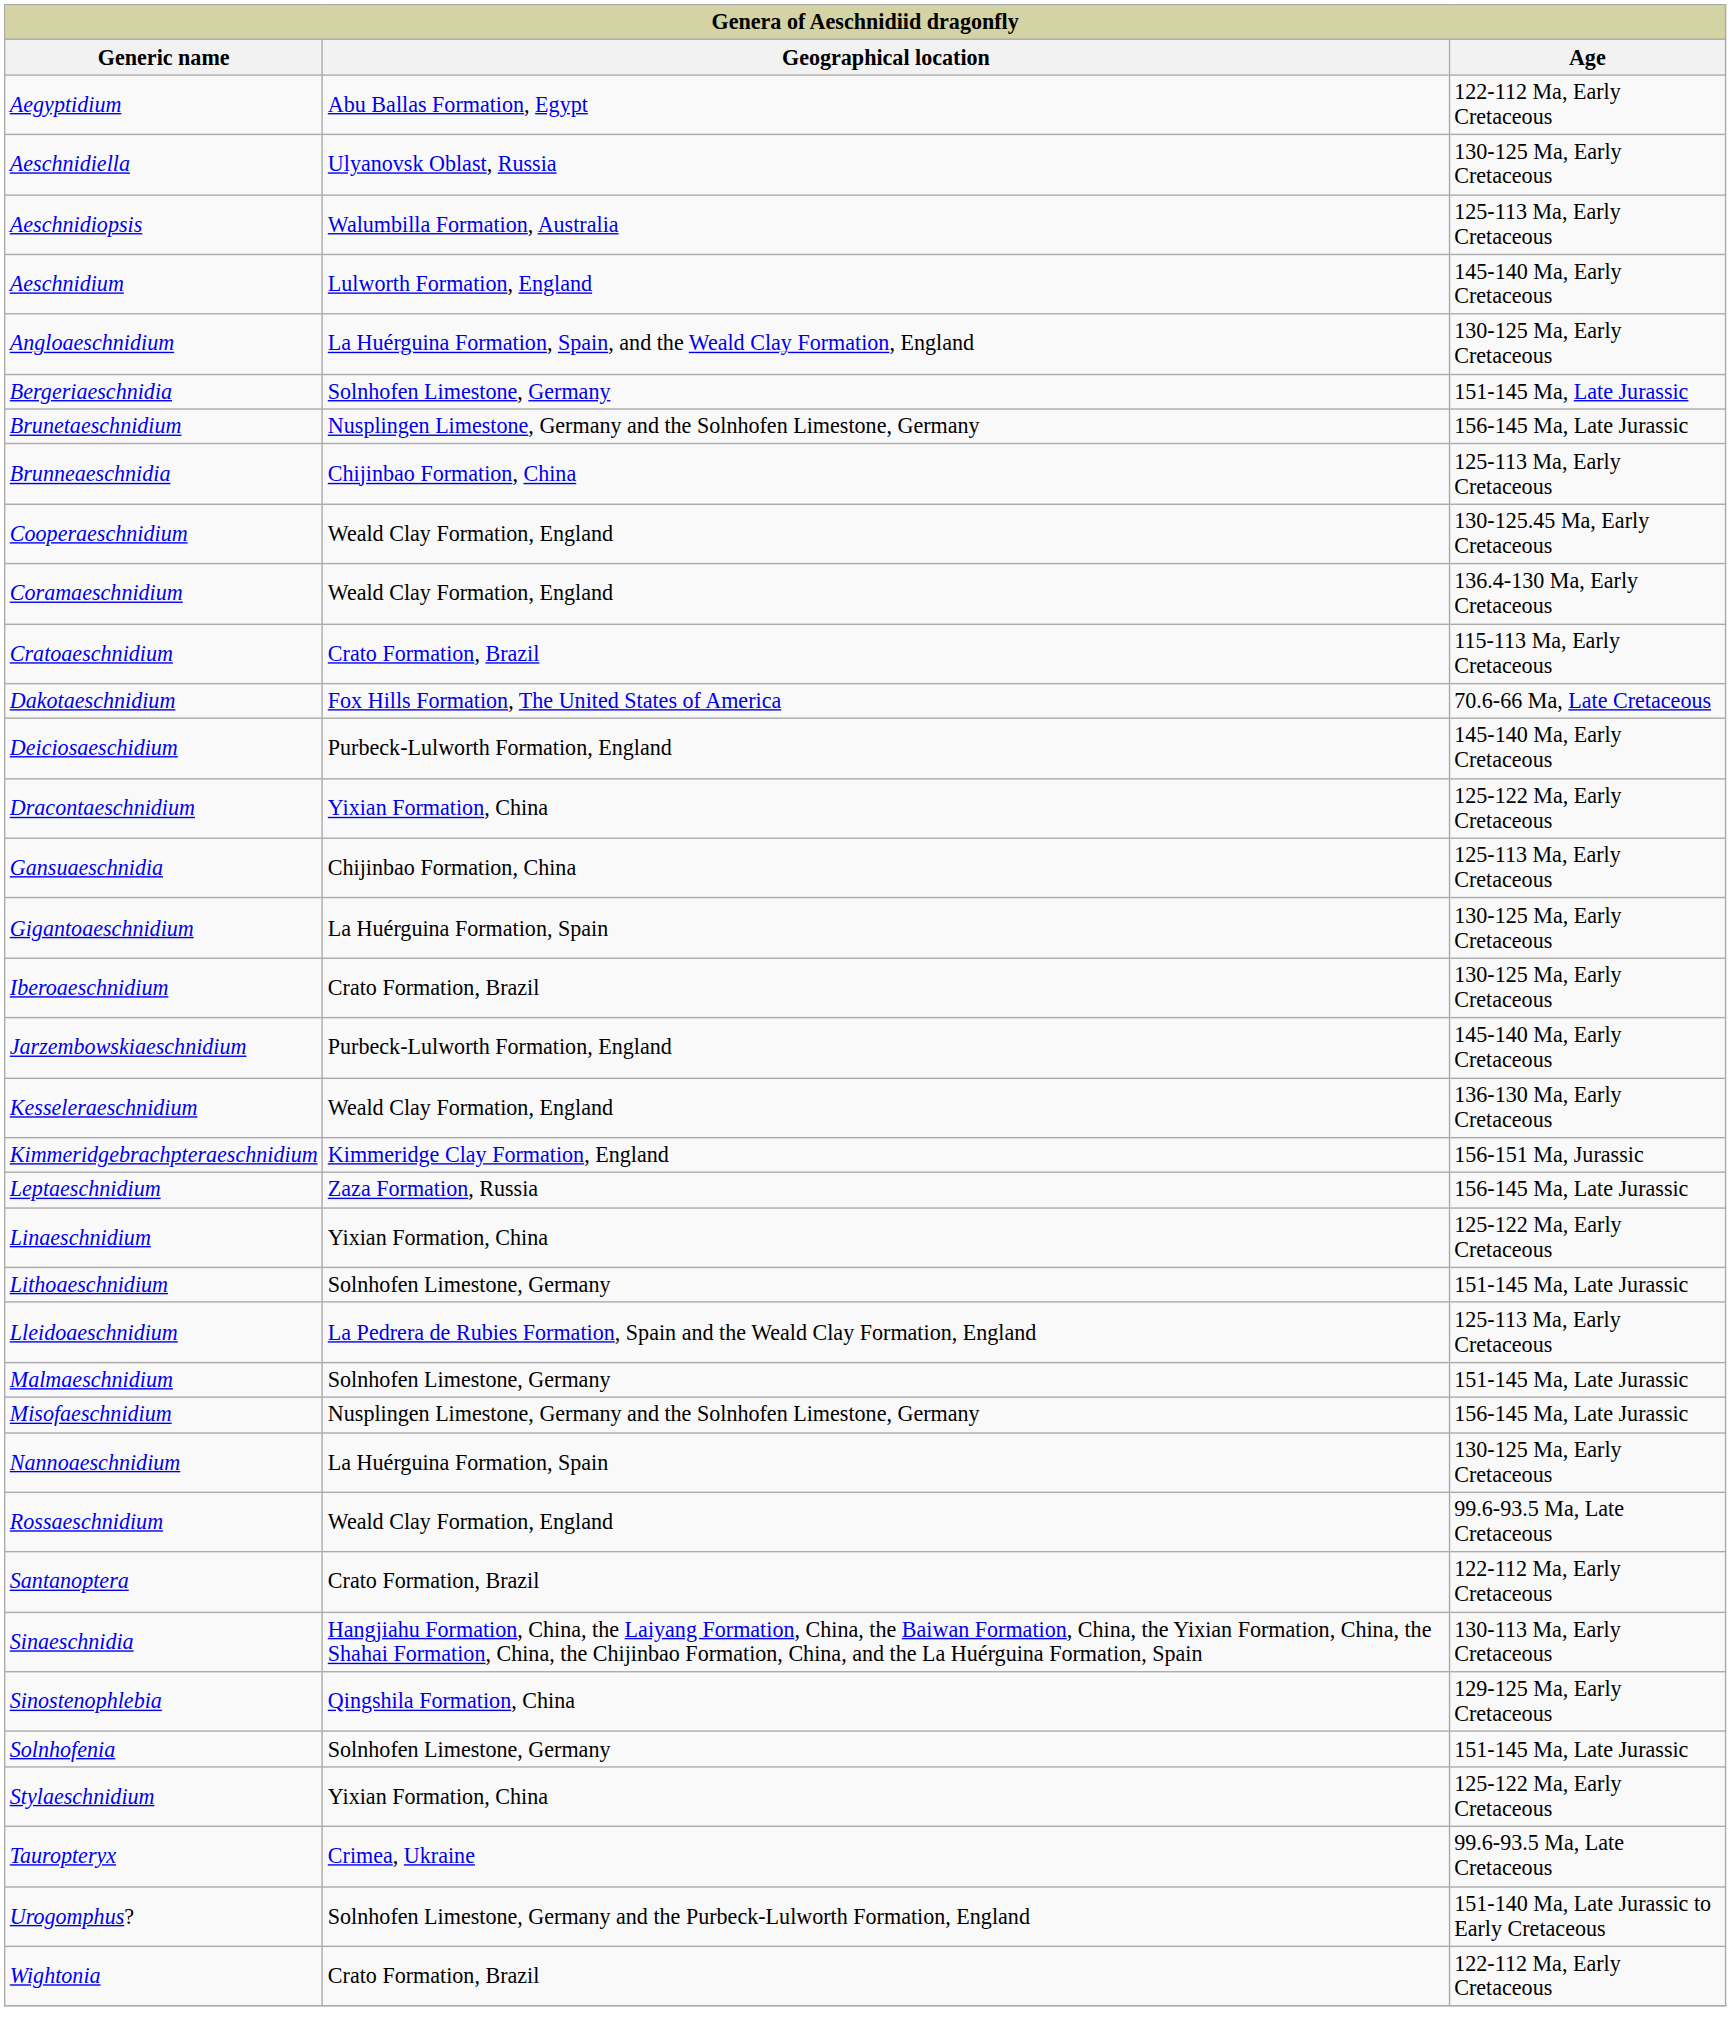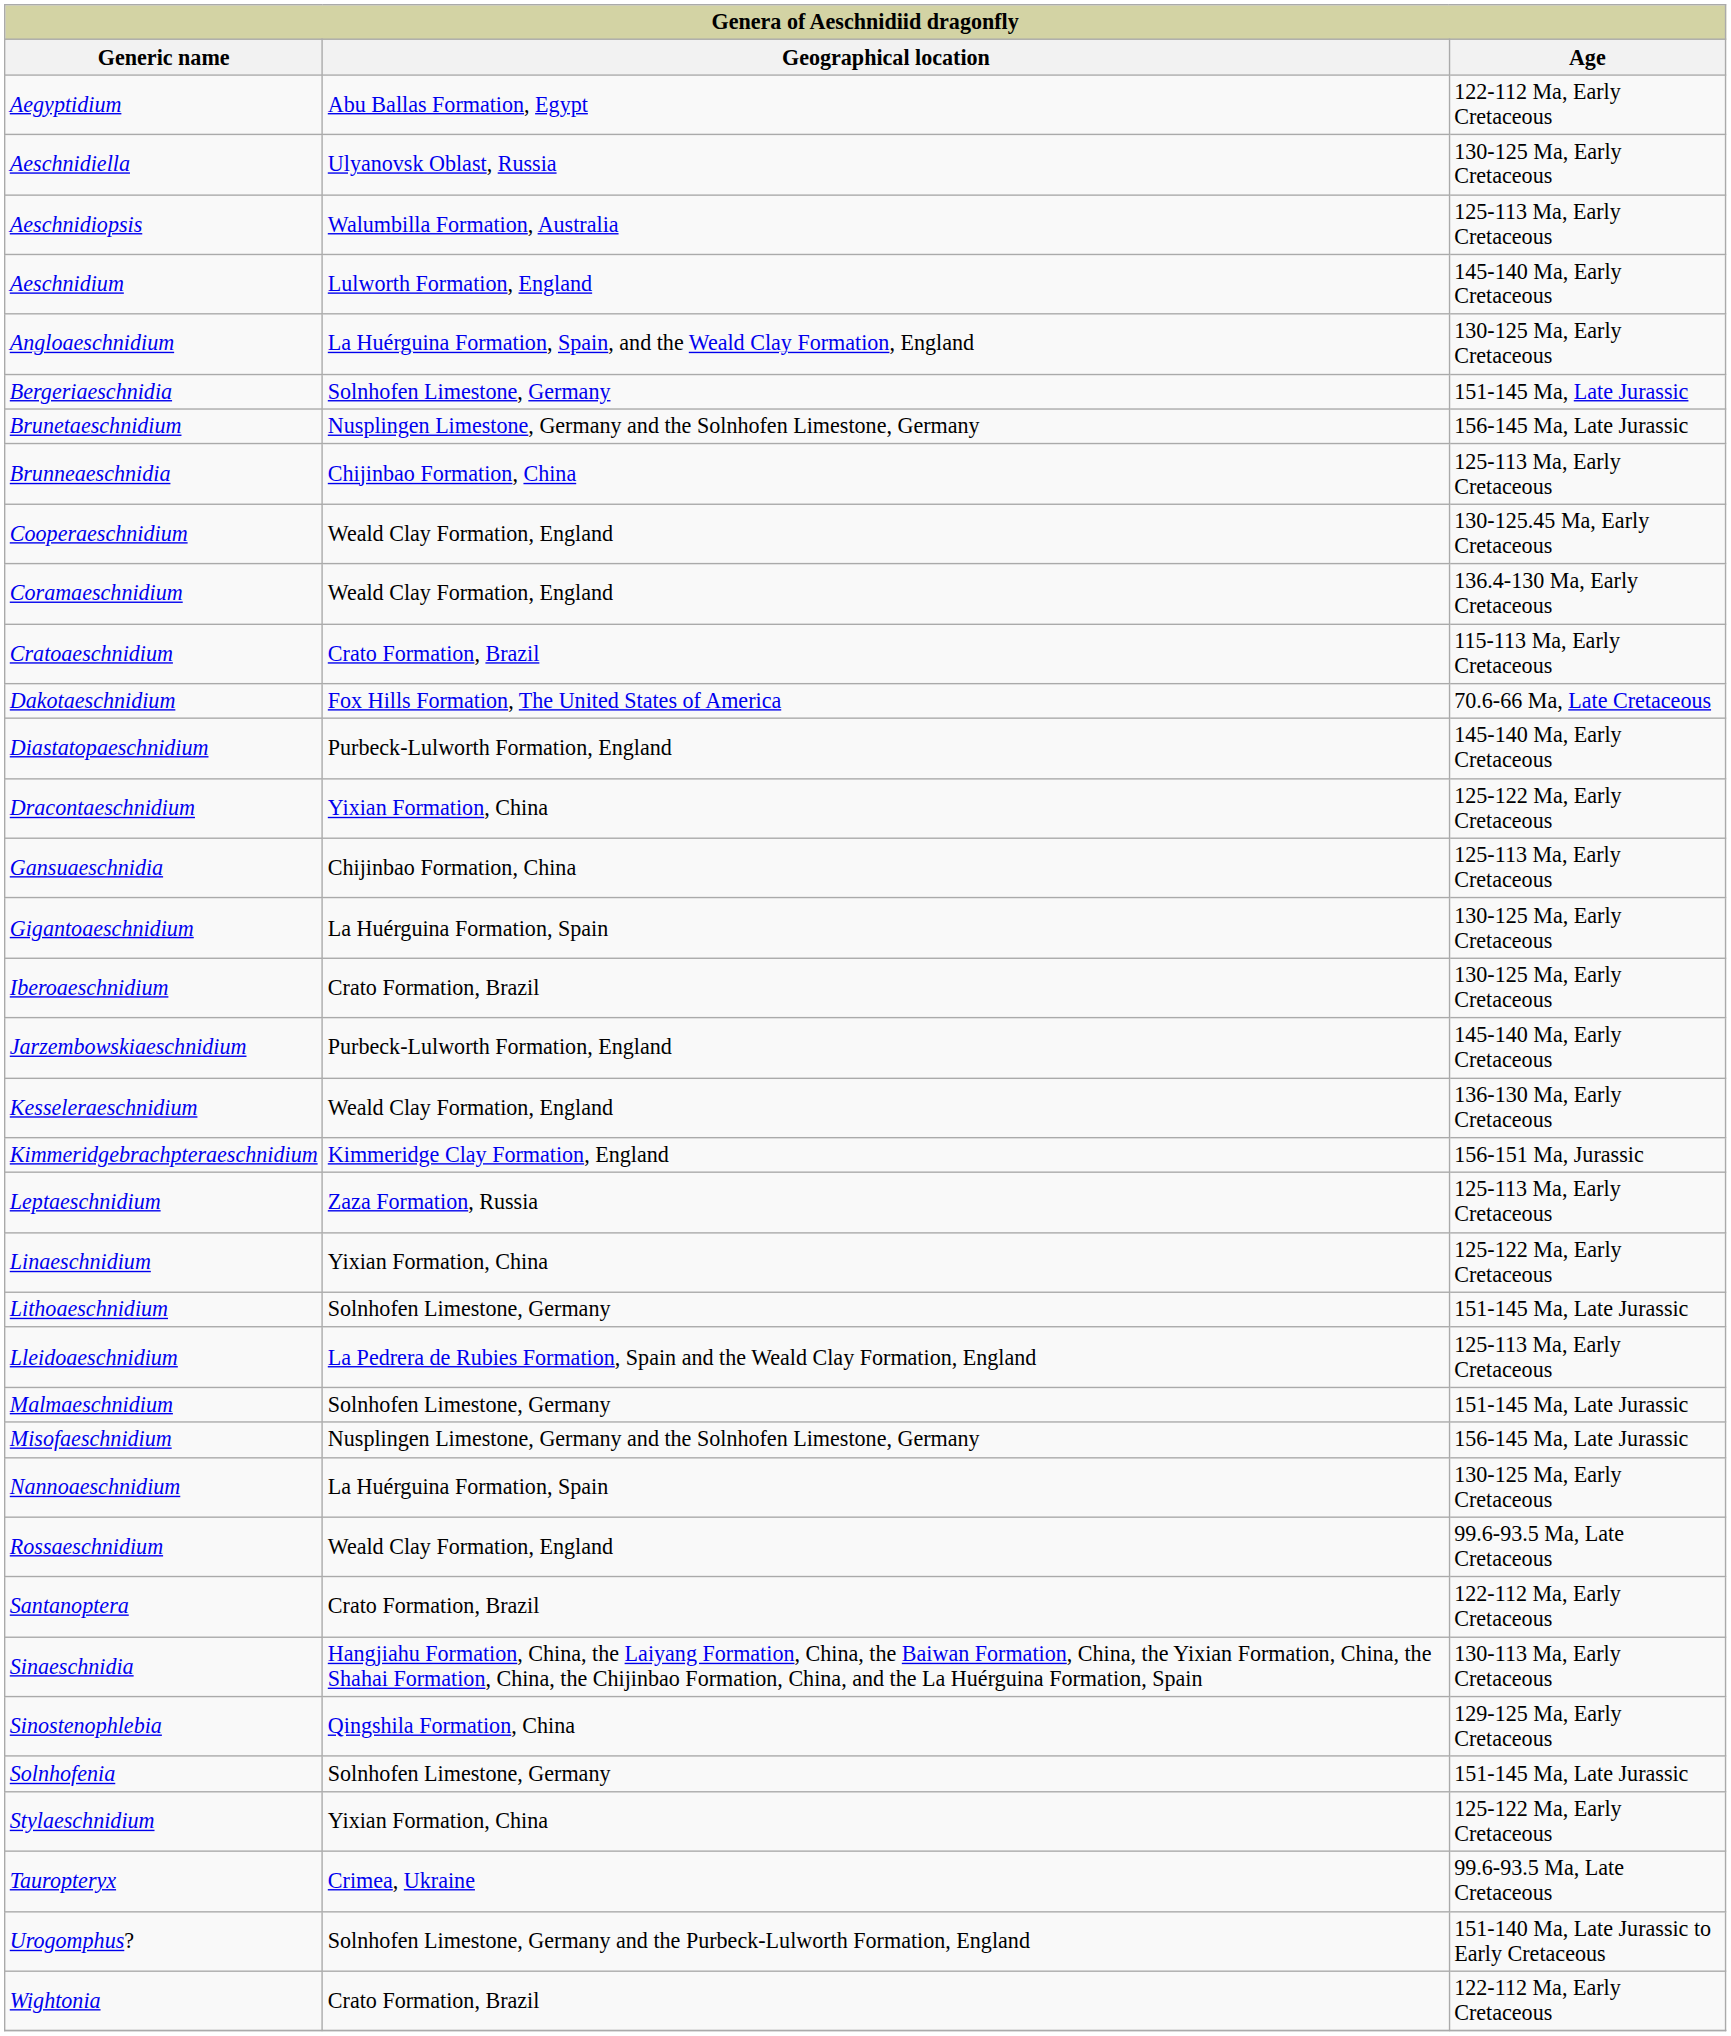- row: (94, 748)
+ row: (109, 748)
(1571, 1189) 156-145 Ma, Late Jurassic -> (1537, 1202) 125-113 Ma, Early Cretaceous
